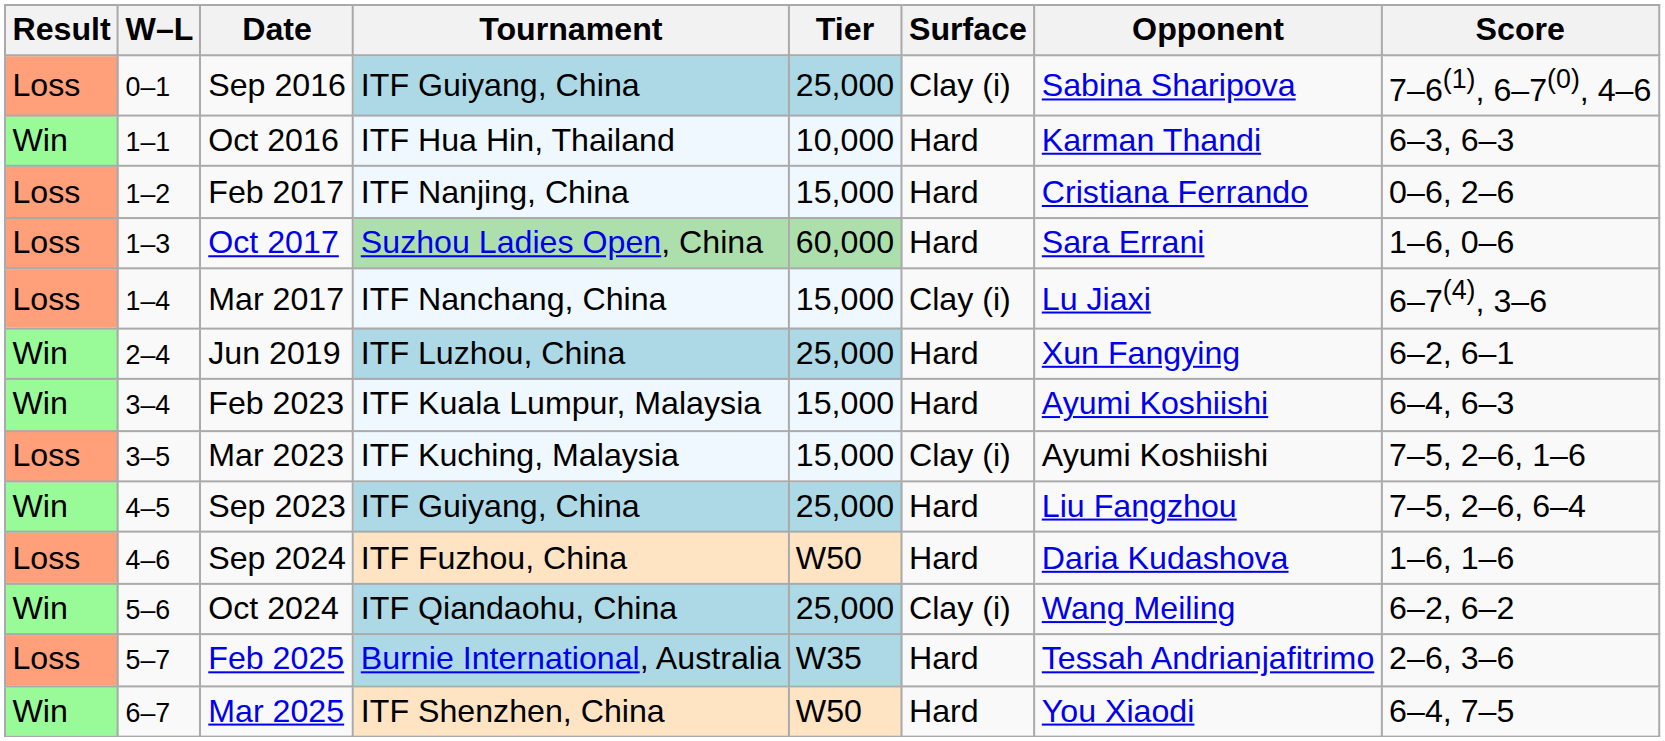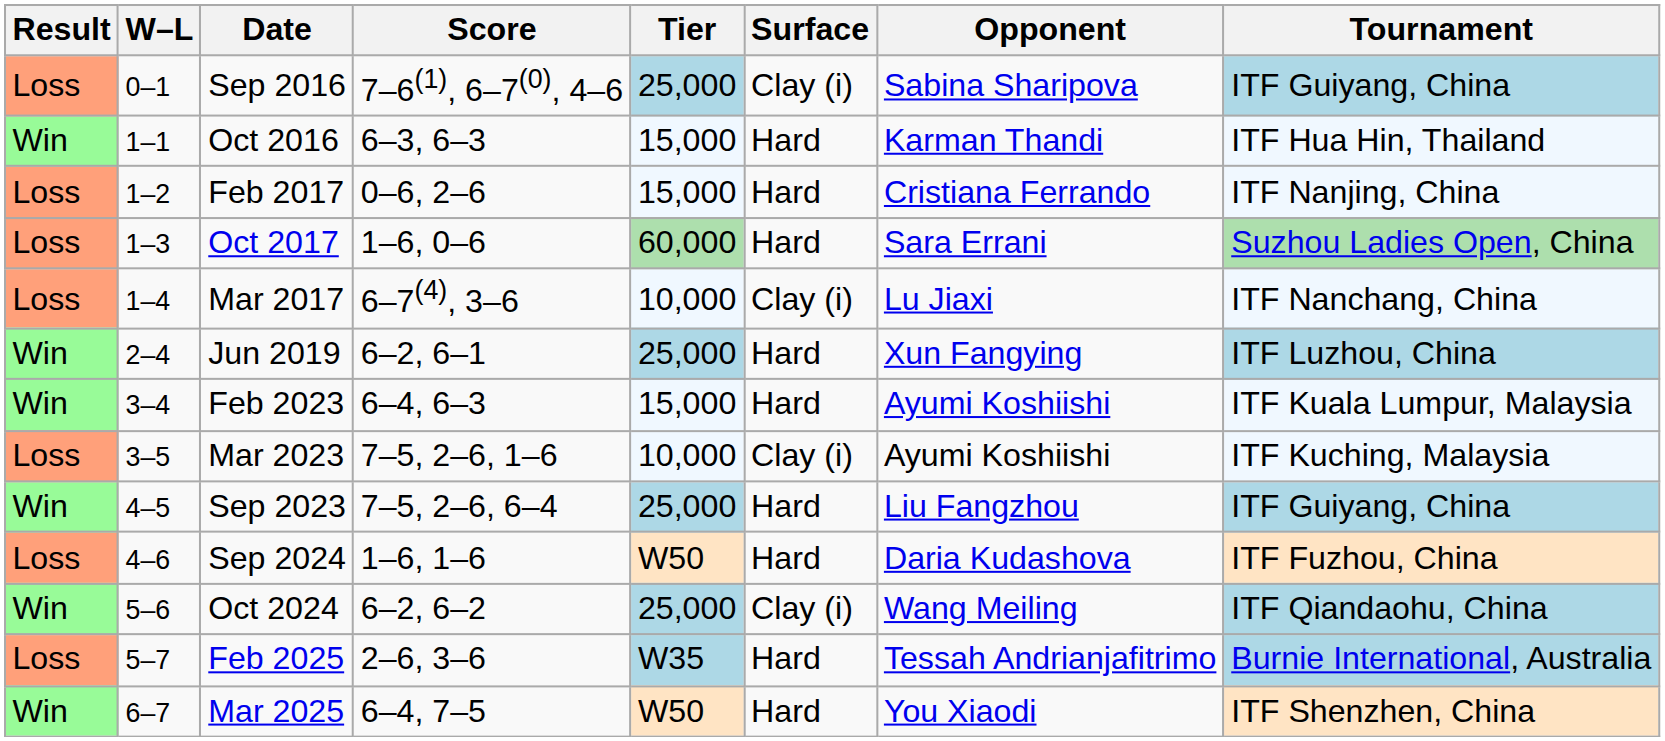columns swapped: (571, 30) <-> (1520, 30)
(845, 140) 10,000 -> (687, 140) 15,000
(845, 298) 15,000 -> (687, 298) 10,000
(845, 455) 15,000 -> (687, 455) 10,000
